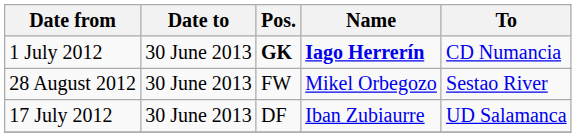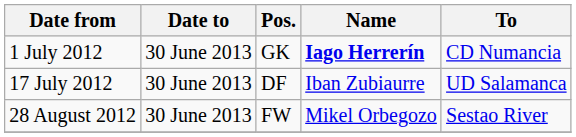(277, 52) bold -> (275, 52) normal
rows swapped: (61, 115) <-> (73, 83)
